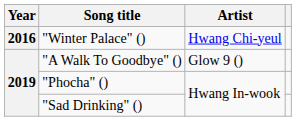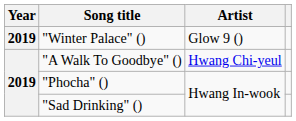(22, 37) 2016 -> (22, 37) 2019
(235, 37) Hwang Chi-yeul -> (216, 37) Glow 9 ()
(216, 60) Glow 9 () -> (235, 60) Hwang Chi-yeul
